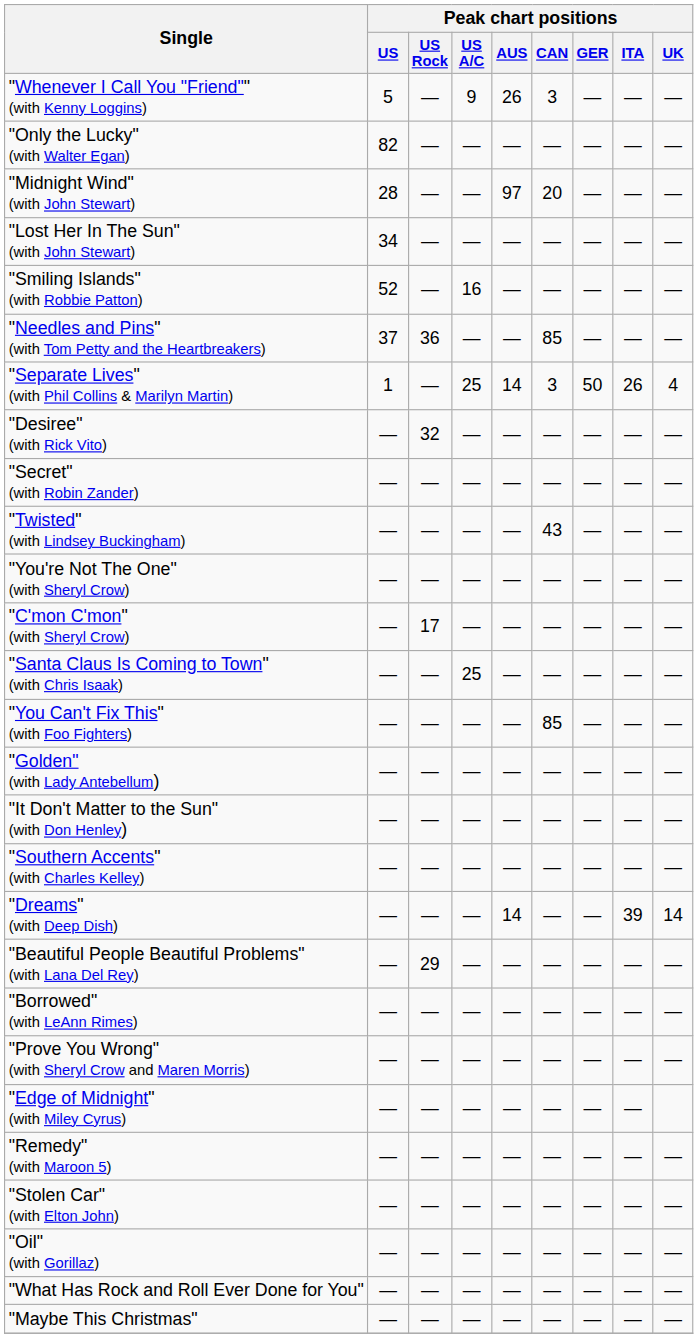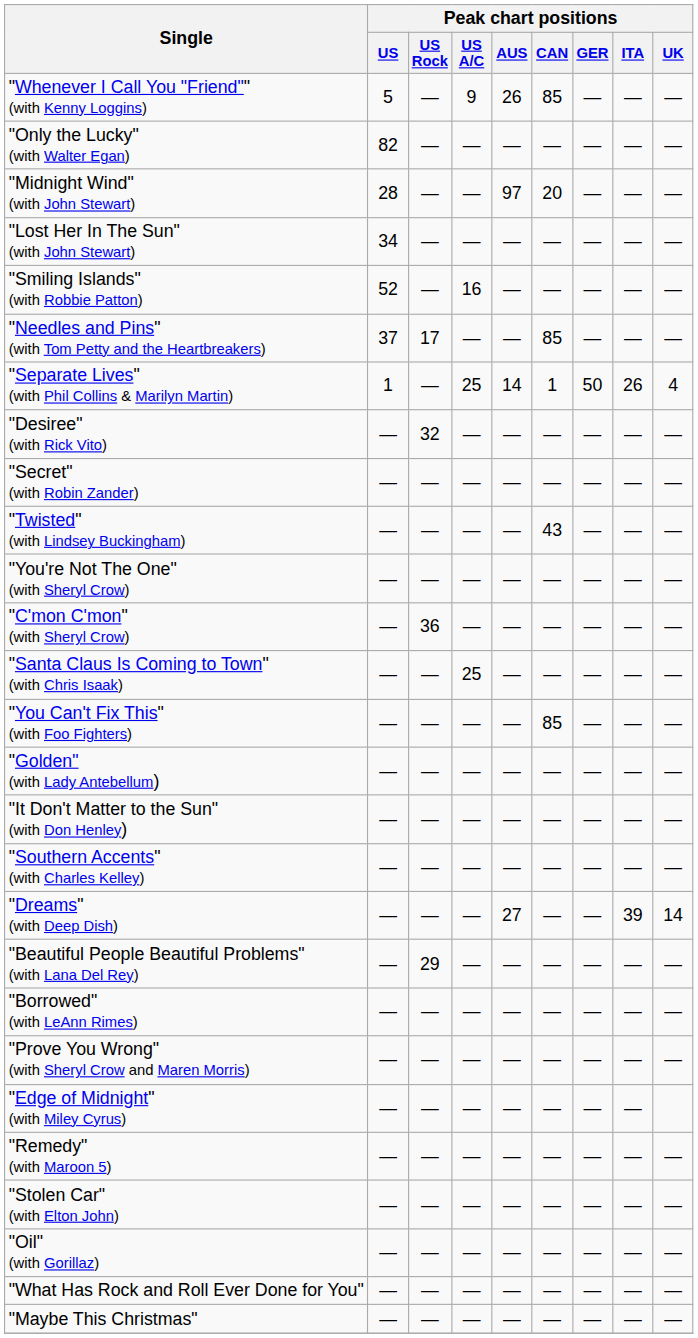(552, 97) 3 -> (552, 97) 85
(430, 337) 36 -> (430, 337) 17
(552, 385) 3 -> (552, 385) 1
(430, 626) 17 -> (430, 626) 36
(512, 915) 14 -> (512, 915) 27
